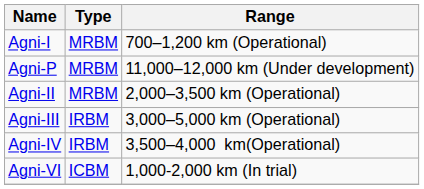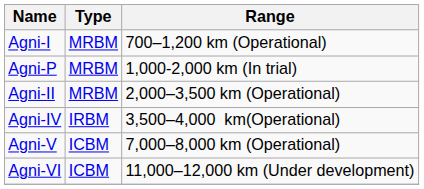(270, 68) 11,000–12,000 km (Under development) -> (211, 68) 1,000-2,000 km (In trial)
- row: (34, 119)
+ row: (32, 145)
(211, 171) 1,000-2,000 km (In trial) -> (270, 171) 11,000–12,000 km (Under development)
